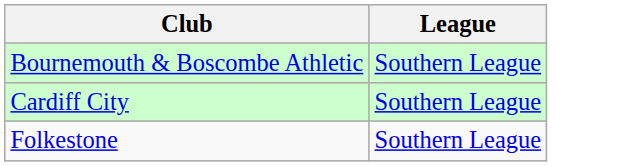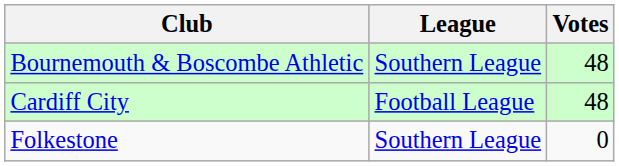+ column: (581, 23)
(458, 101) Southern League -> (454, 101) Football League
